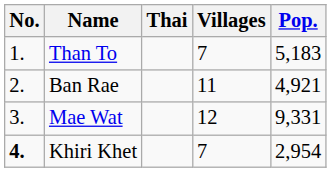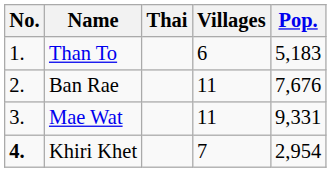(202, 53) 7 -> (202, 53) 6
(298, 85) 4,921 -> (298, 85) 7,676
(207, 118) 12 -> (207, 118) 11
